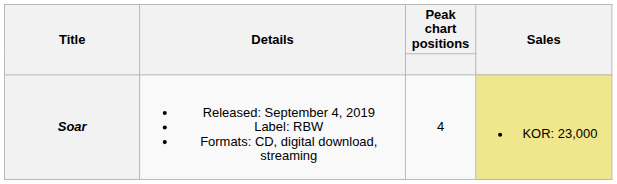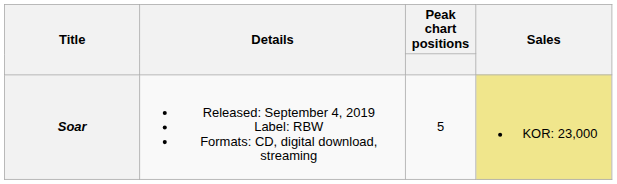(441, 127) 4 -> (441, 127) 5
